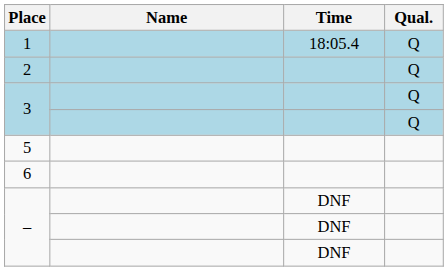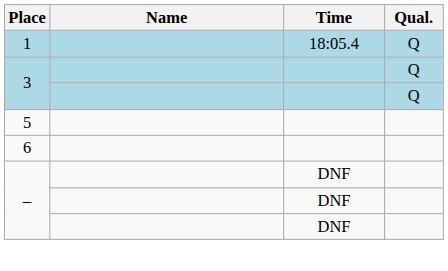- row: (27, 69)
